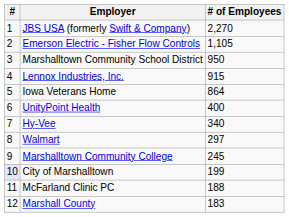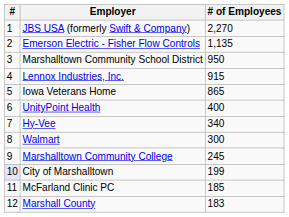(220, 44) 1,105 -> (220, 44) 1,135
(216, 92) 864 -> (216, 92) 865
(216, 140) 297 -> (216, 140) 300
(216, 188) 188 -> (216, 188) 185
